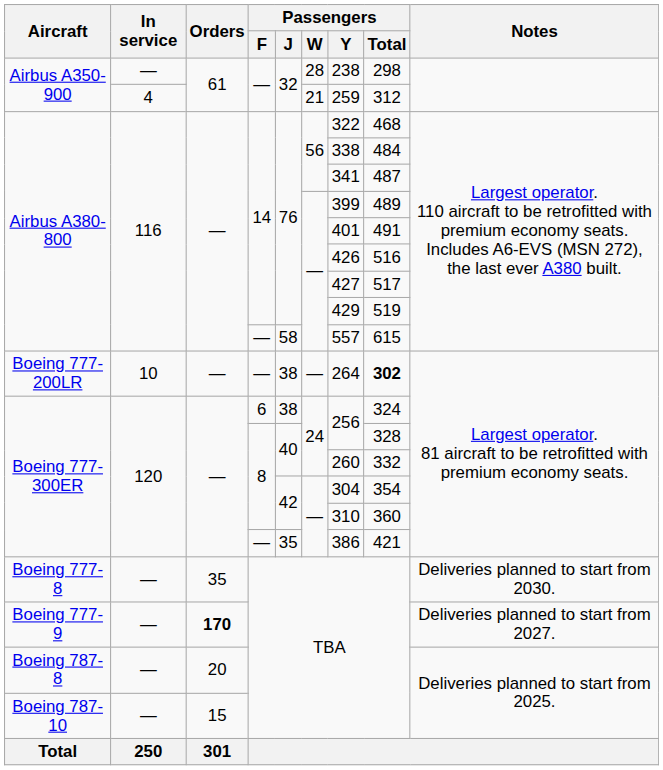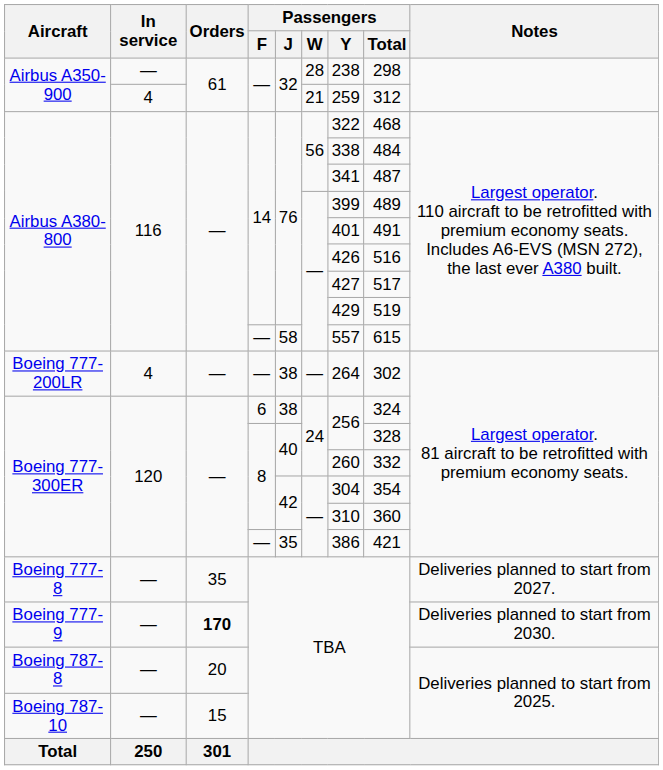(148, 373) 10 -> (148, 373) 4
(387, 373) bold -> (387, 373) normal
(534, 579) Deliveries planned to start from 2030. -> (534, 579) Deliveries planned to start from 2027.
(534, 624) Deliveries planned to start from 2027. -> (534, 624) Deliveries planned to start from 2030.
